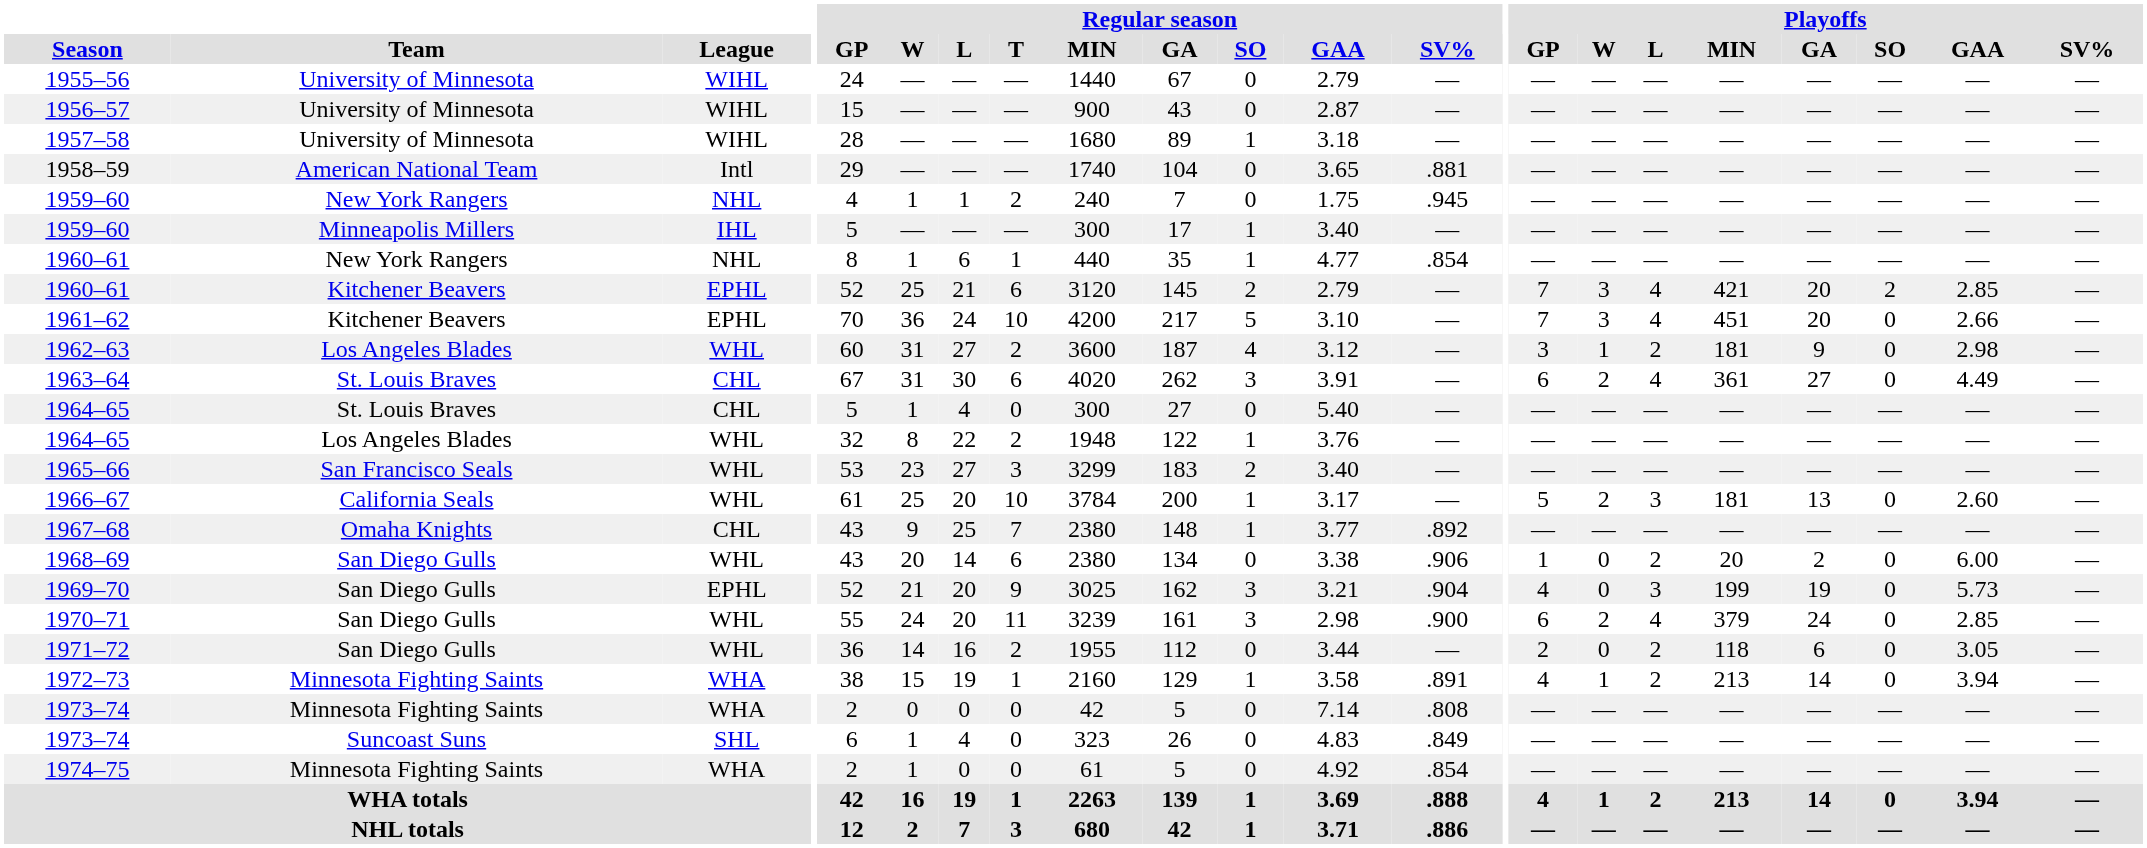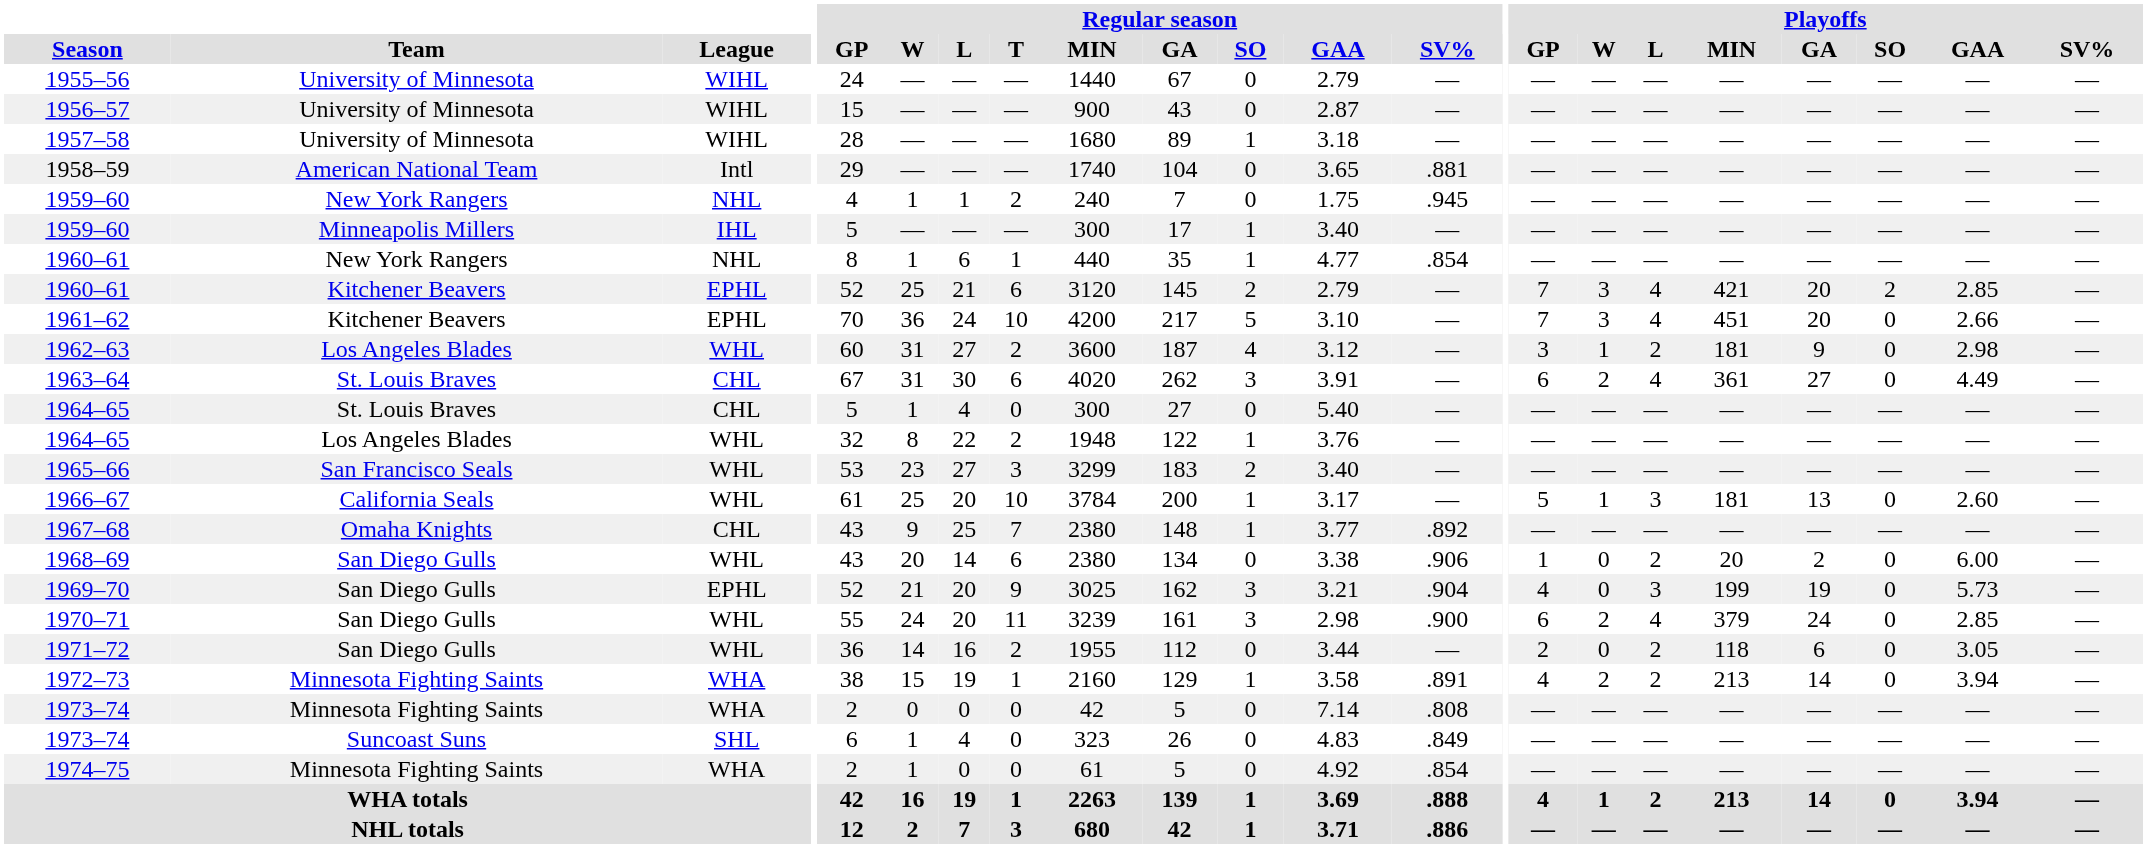(1604, 498) 2 -> (1604, 498) 1
(1604, 678) 1 -> (1604, 678) 2
